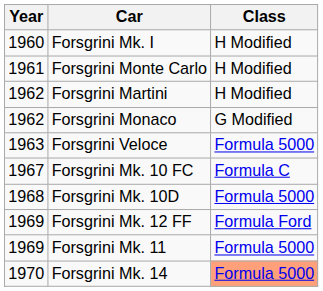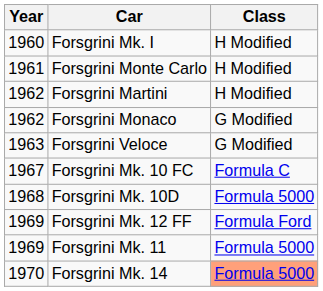(264, 145) Formula 5000 -> (254, 145) G Modified
